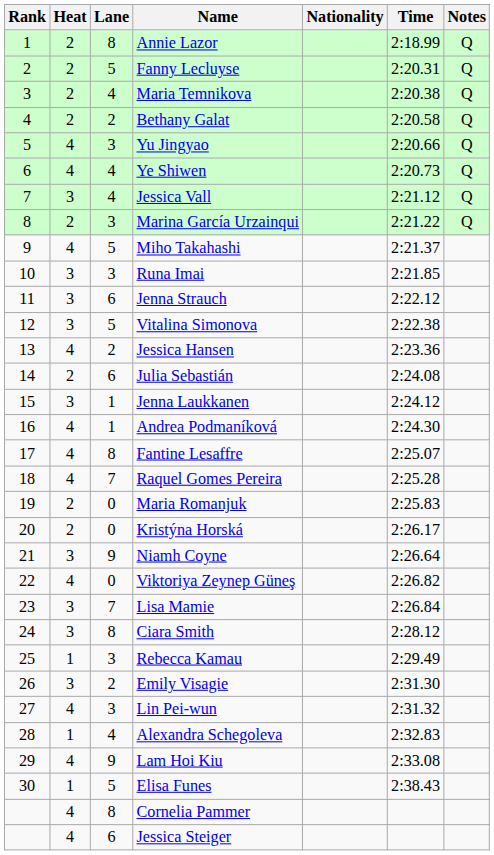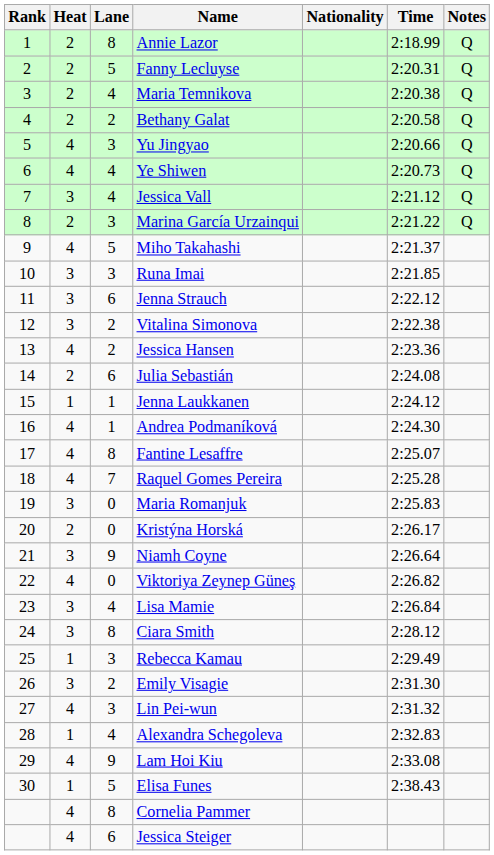(112, 324) 5 -> (112, 324) 2
(70, 401) 3 -> (70, 401) 1
(70, 504) 2 -> (70, 504) 3
(112, 606) 7 -> (112, 606) 4
